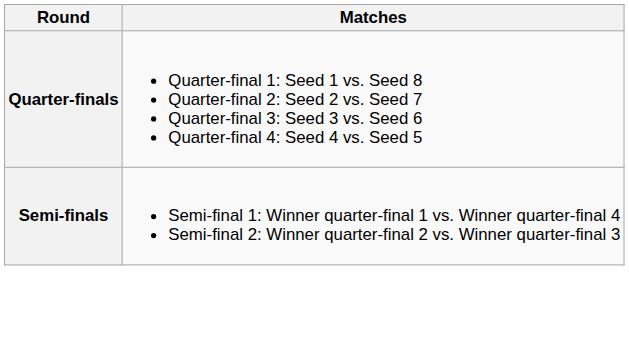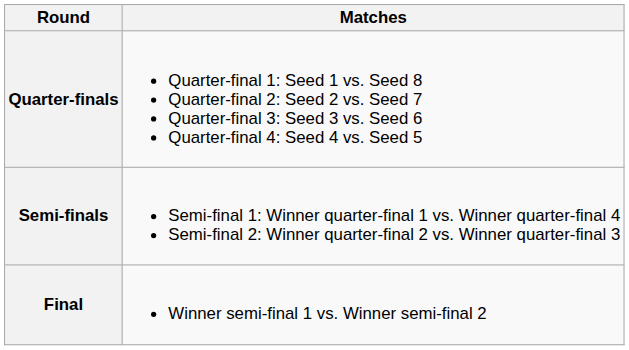+ row: (63, 304)
